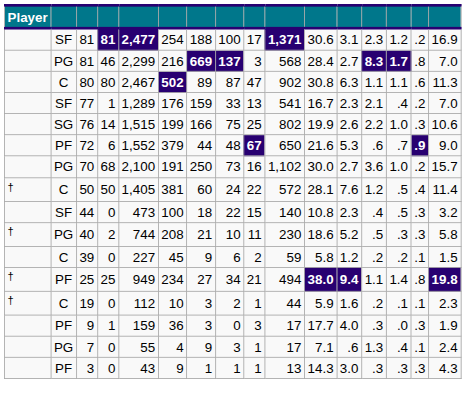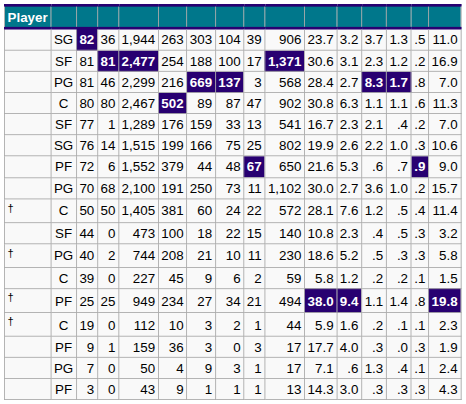+ row: (87, 40)
(254, 167) 16 -> (255, 188) 11
(148, 347) 55 -> (148, 368) 50
